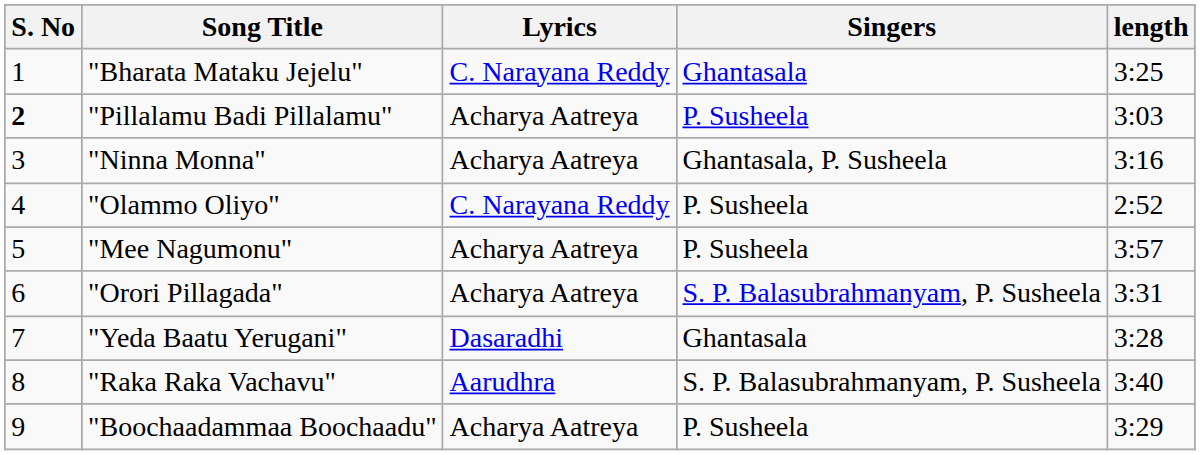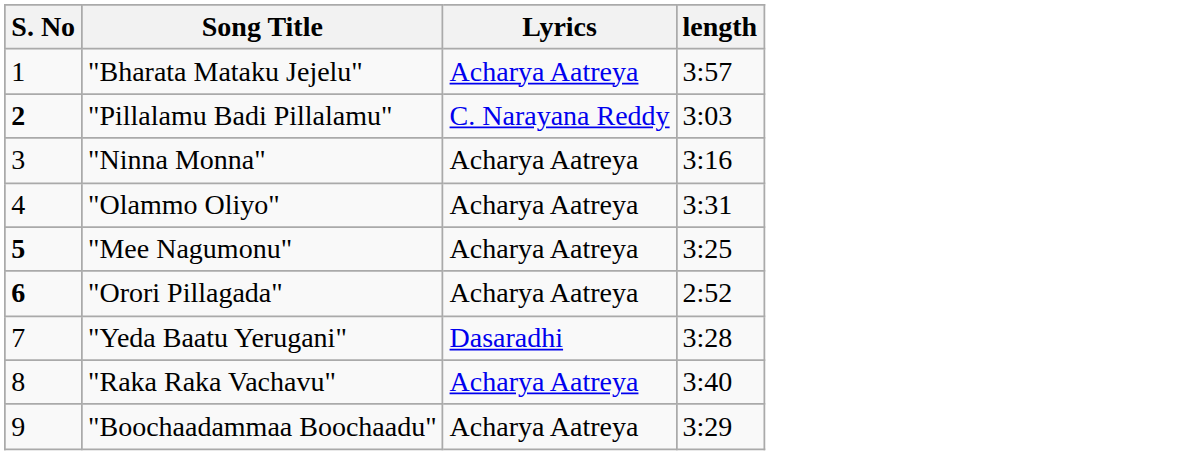- column: (892, 26)
(560, 71) C. Narayana Reddy -> (544, 71) Acharya Aatreya
(1139, 71) 3:25 -> (707, 71) 3:57
(544, 115) Acharya Aatreya -> (560, 115) C. Narayana Reddy
(560, 204) C. Narayana Reddy -> (544, 204) Acharya Aatreya
(1139, 204) 2:52 -> (707, 204) 3:31
(18, 248) normal -> (18, 248) bold
(1139, 248) 3:57 -> (707, 248) 3:25
(18, 293) normal -> (18, 293) bold
(1139, 293) 3:31 -> (707, 293) 2:52
(502, 381) Aarudhra -> (544, 381) Acharya Aatreya
